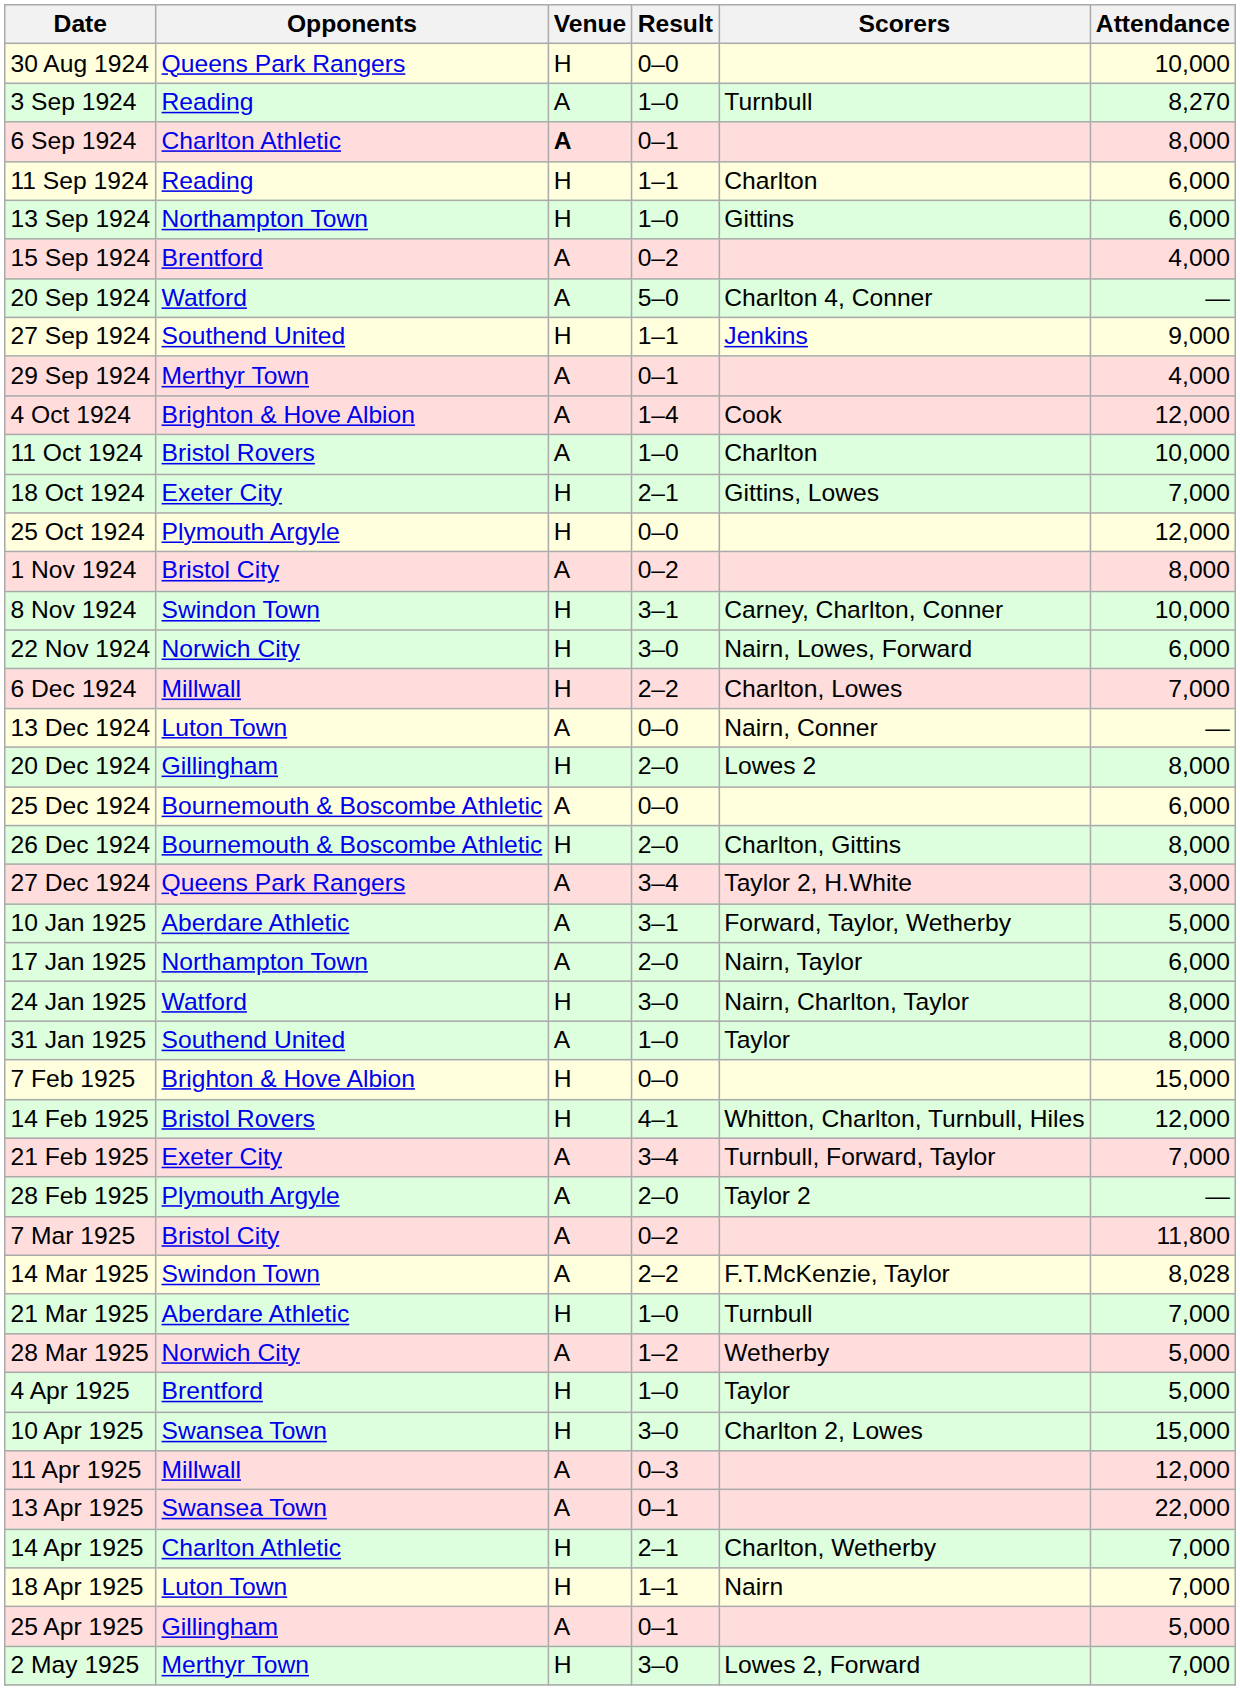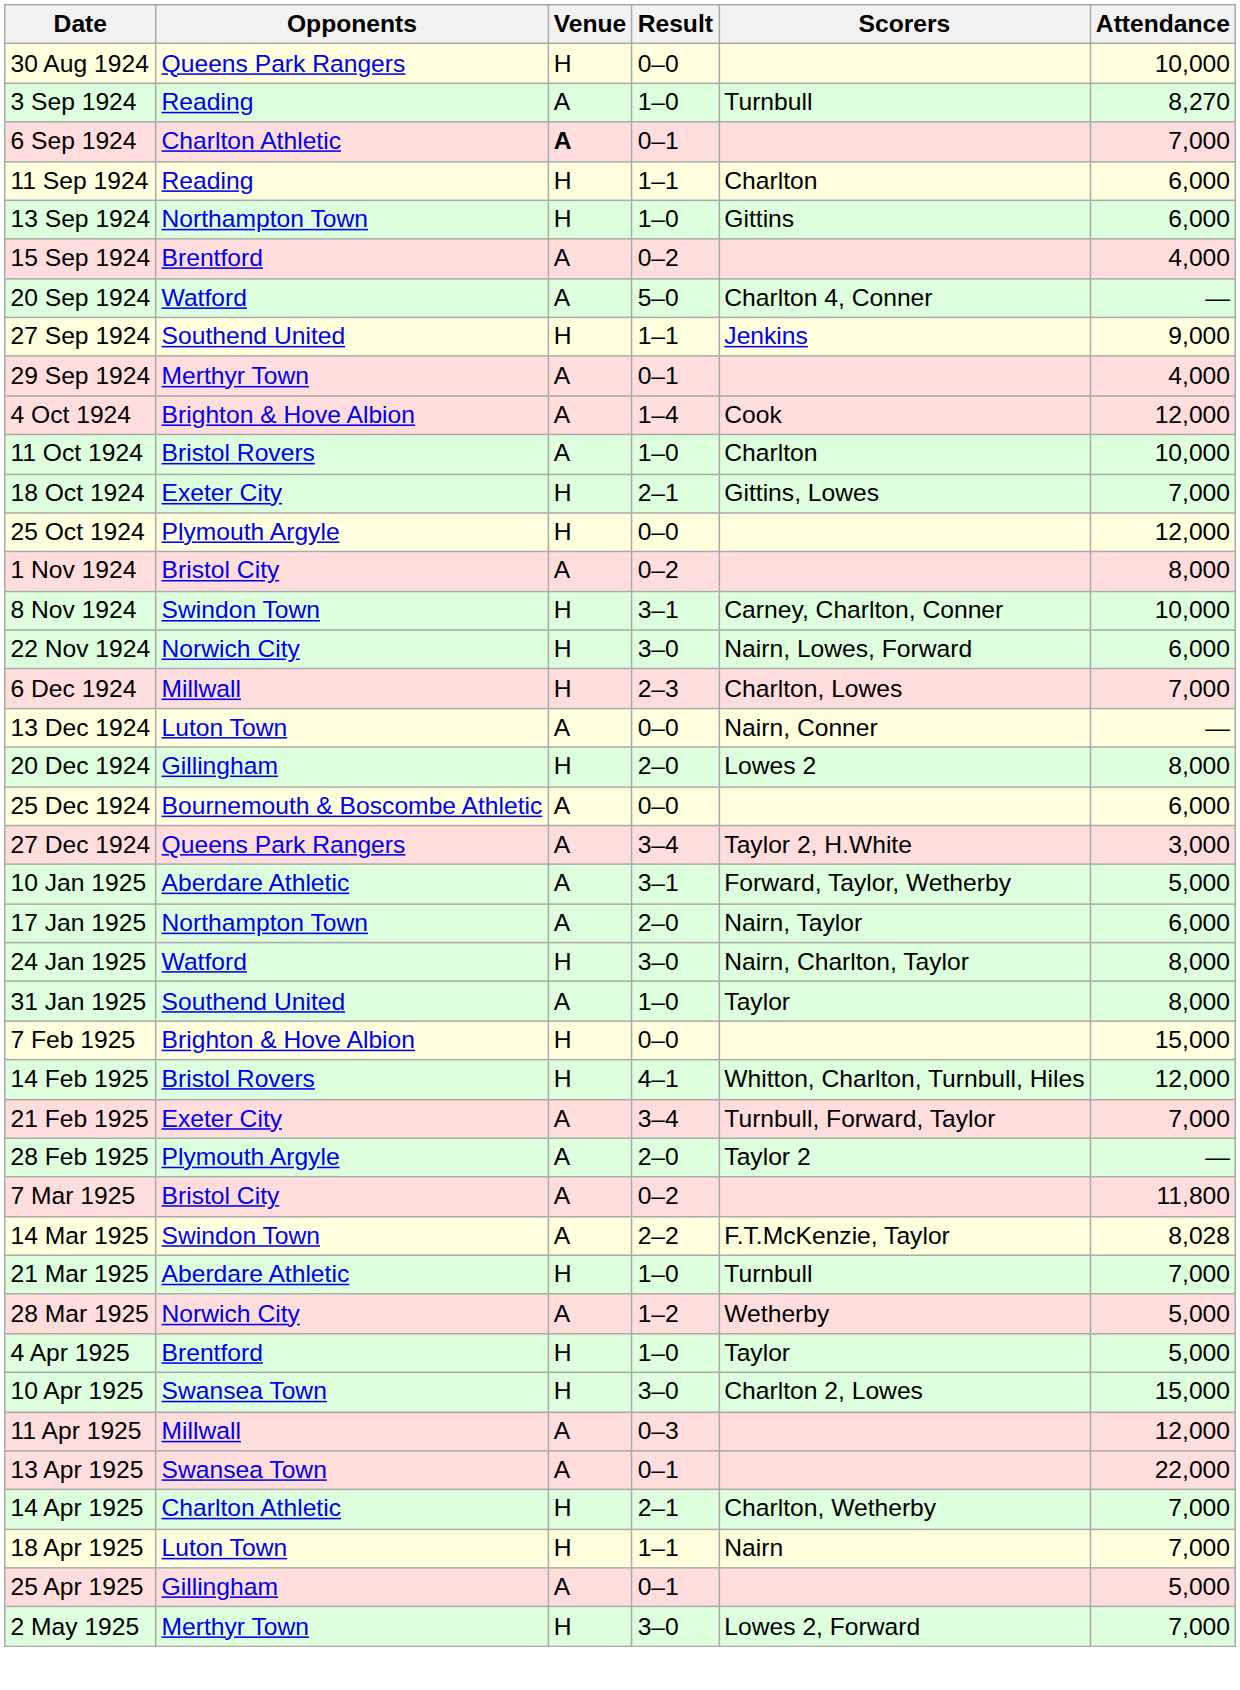(1199, 141) 8,000 -> (1199, 141) 7,000
(658, 688) 2–2 -> (658, 688) 2–3
- row: (80, 844)
